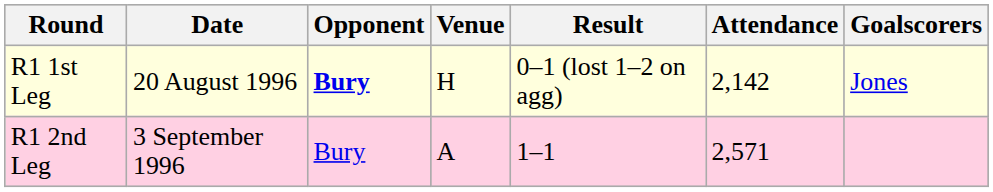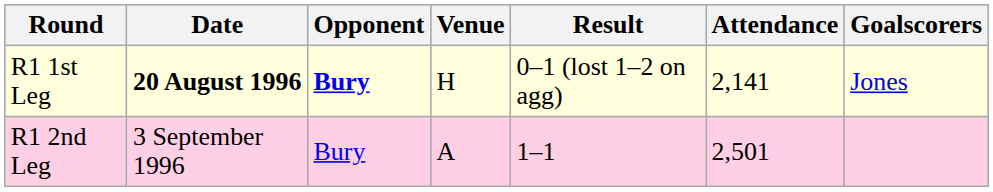(215, 80) normal -> (217, 80) bold
(741, 80) 2,142 -> (741, 80) 2,141
(741, 151) 2,571 -> (741, 151) 2,501
